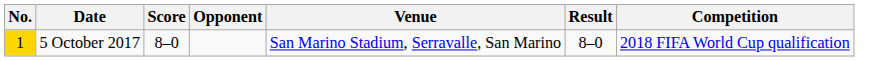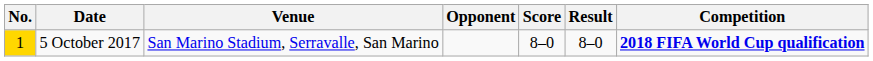columns swapped: (415, 17) <-> (167, 17)
(735, 42) normal -> (742, 42) bold
